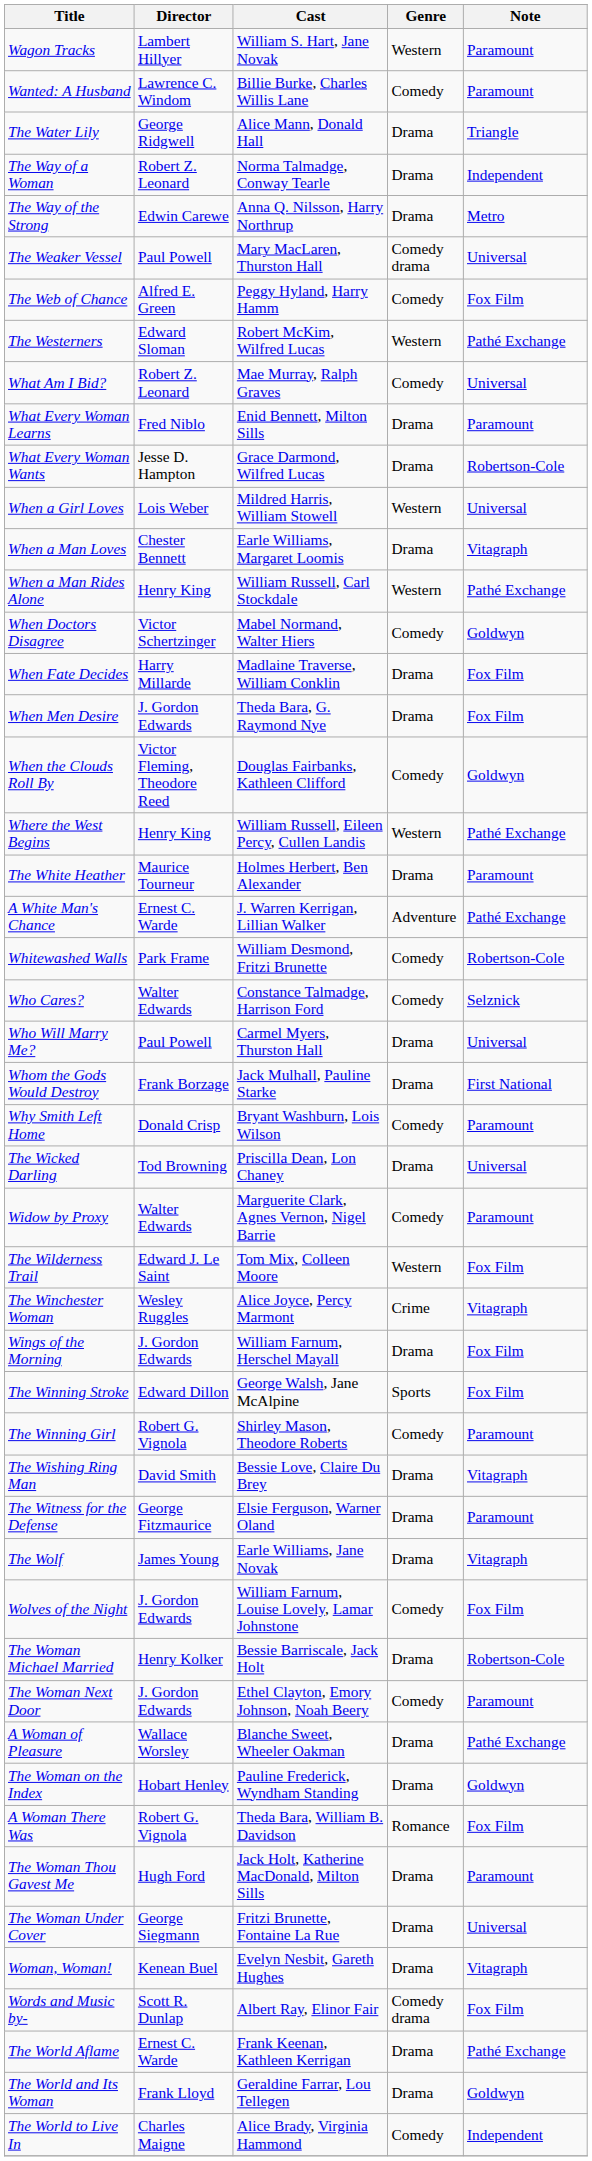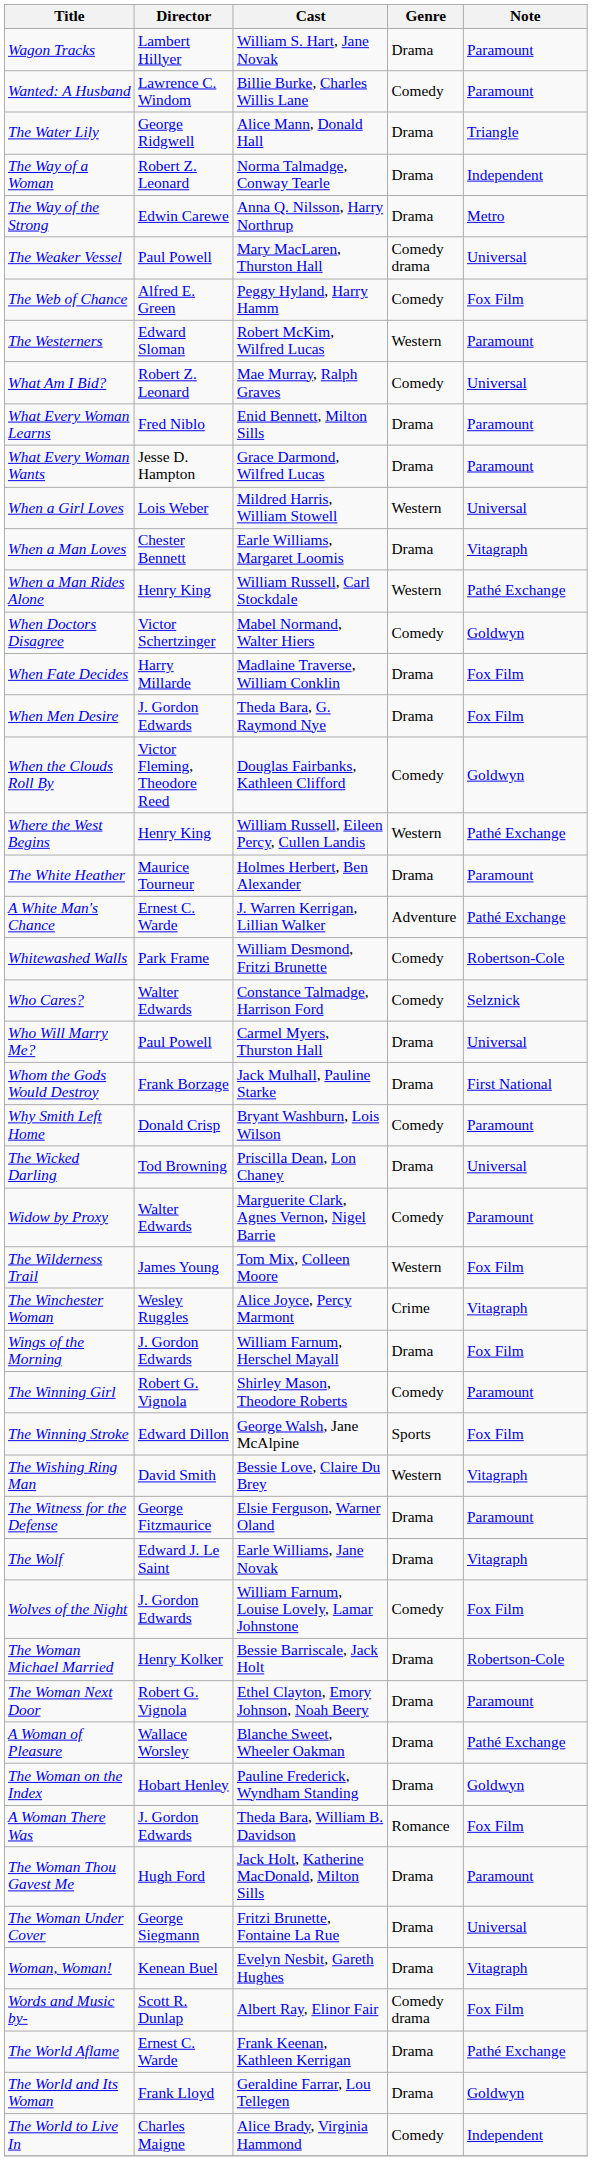(416, 49) Western -> (412, 49) Drama
(516, 341) Pathé Exchange -> (500, 341) Paramount
(516, 466) Robertson-Cole -> (500, 466) Paramount
(179, 1267) Edward J. Le Saint -> (178, 1267) James Young
rows swapped: (62, 1433) <-> (68, 1392)
(412, 1475) Drama -> (416, 1475) Western
(178, 1558) James Young -> (179, 1558) Edward J. Le Saint
(168, 1701) J. Gordon Edwards -> (168, 1701) Robert G. Vignola
(418, 1701) Comedy -> (412, 1701) Drama
(168, 1826) Robert G. Vignola -> (168, 1826) J. Gordon Edwards
